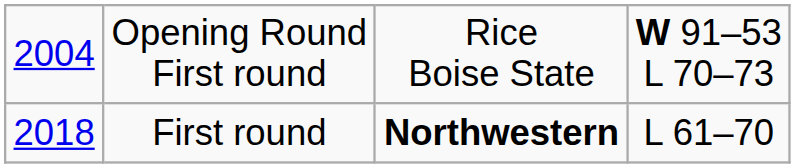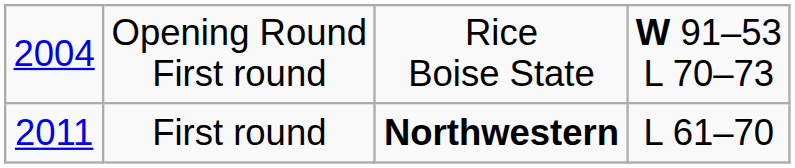(54, 132) 2018 -> (54, 132) 2011
